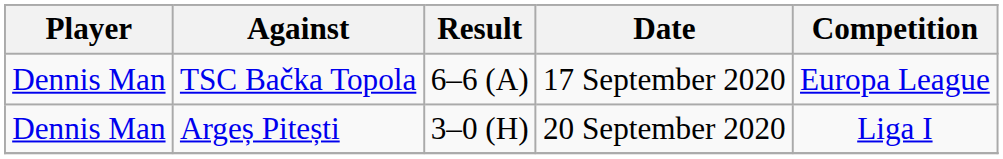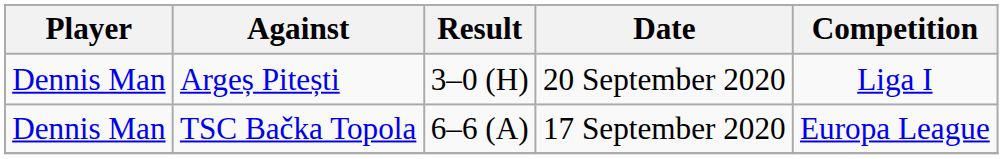rows swapped: (260, 128) <-> (298, 78)
